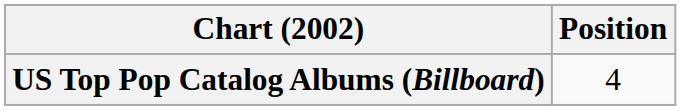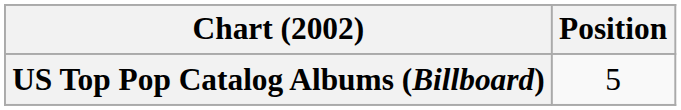(613, 79) 4 -> (613, 79) 5
